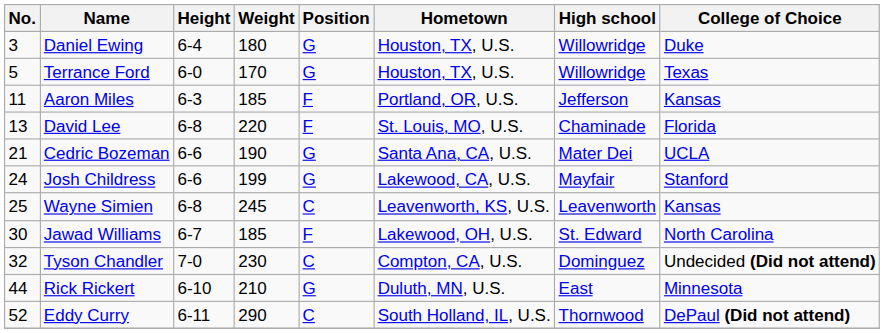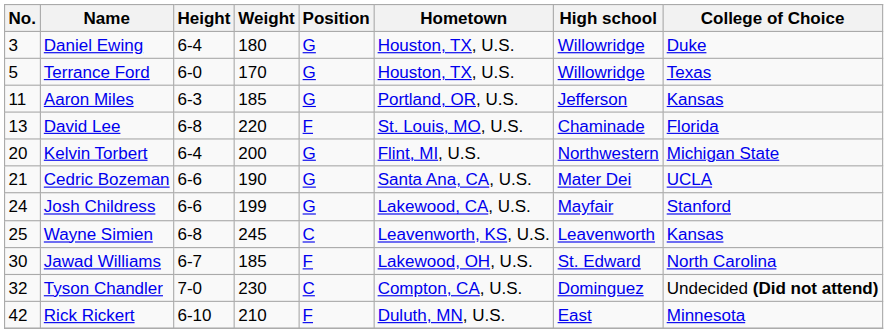(308, 99) F -> (309, 99) G
+ row: (96, 153)
(18, 288) 44 -> (18, 315) 42
(309, 288) G -> (308, 315) F
- row: (86, 315)
